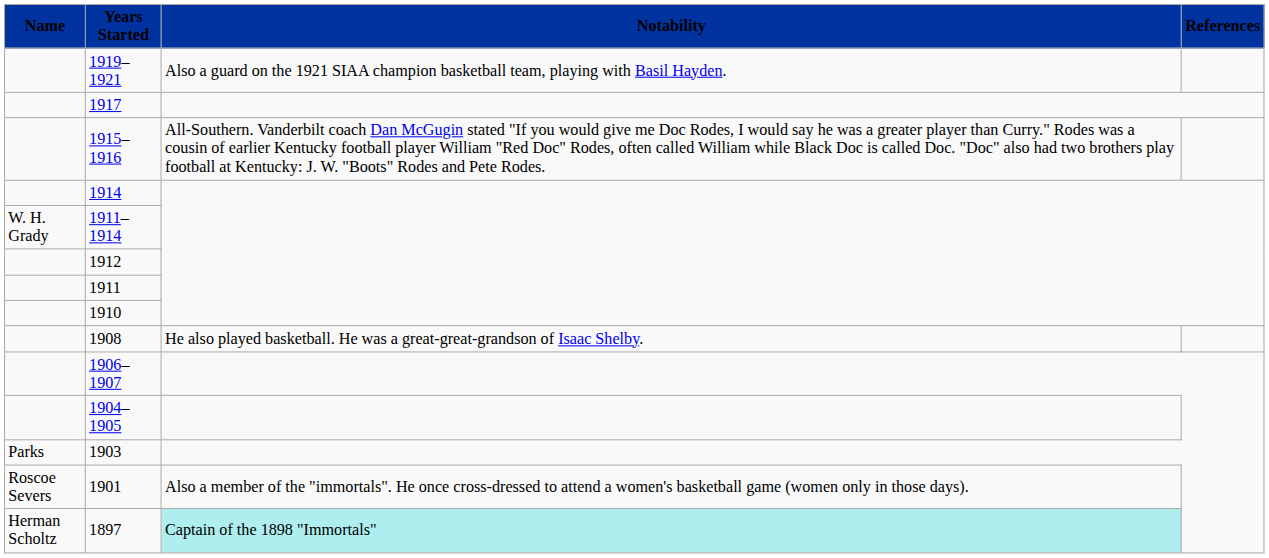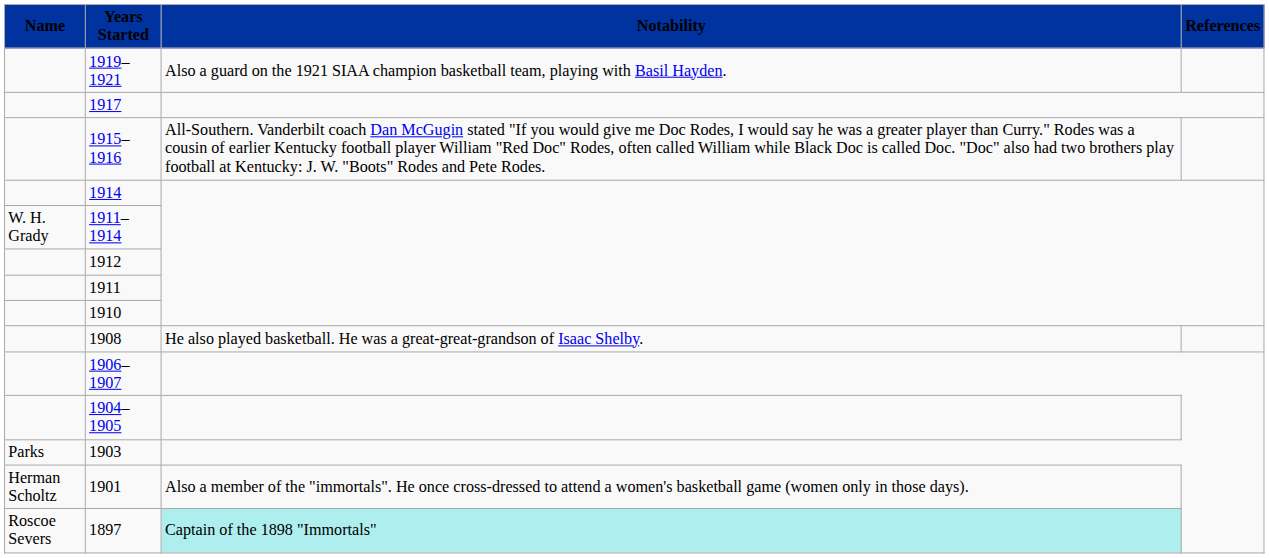(32, 486) Roscoe Severs -> (34, 486) Herman Scholtz
(34, 530) Herman Scholtz -> (32, 530) Roscoe Severs
